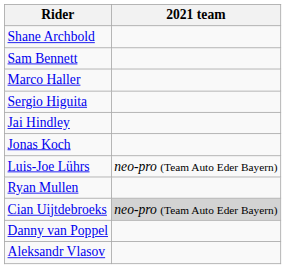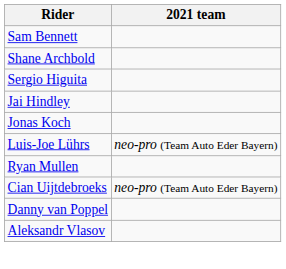rows swapped: (51, 36) <-> (43, 58)
- row: (44, 79)
(196, 209) lightgrey background -> (196, 187) no background
